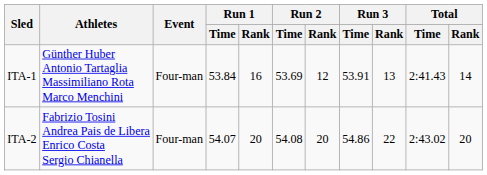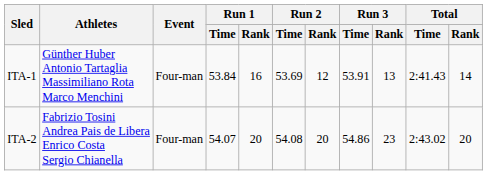(389, 138) 22 -> (389, 138) 23
